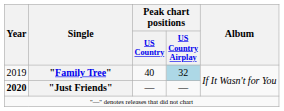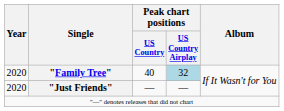(17, 72) 2019 -> (17, 72) 2020
(17, 88) bold -> (17, 88) normal
